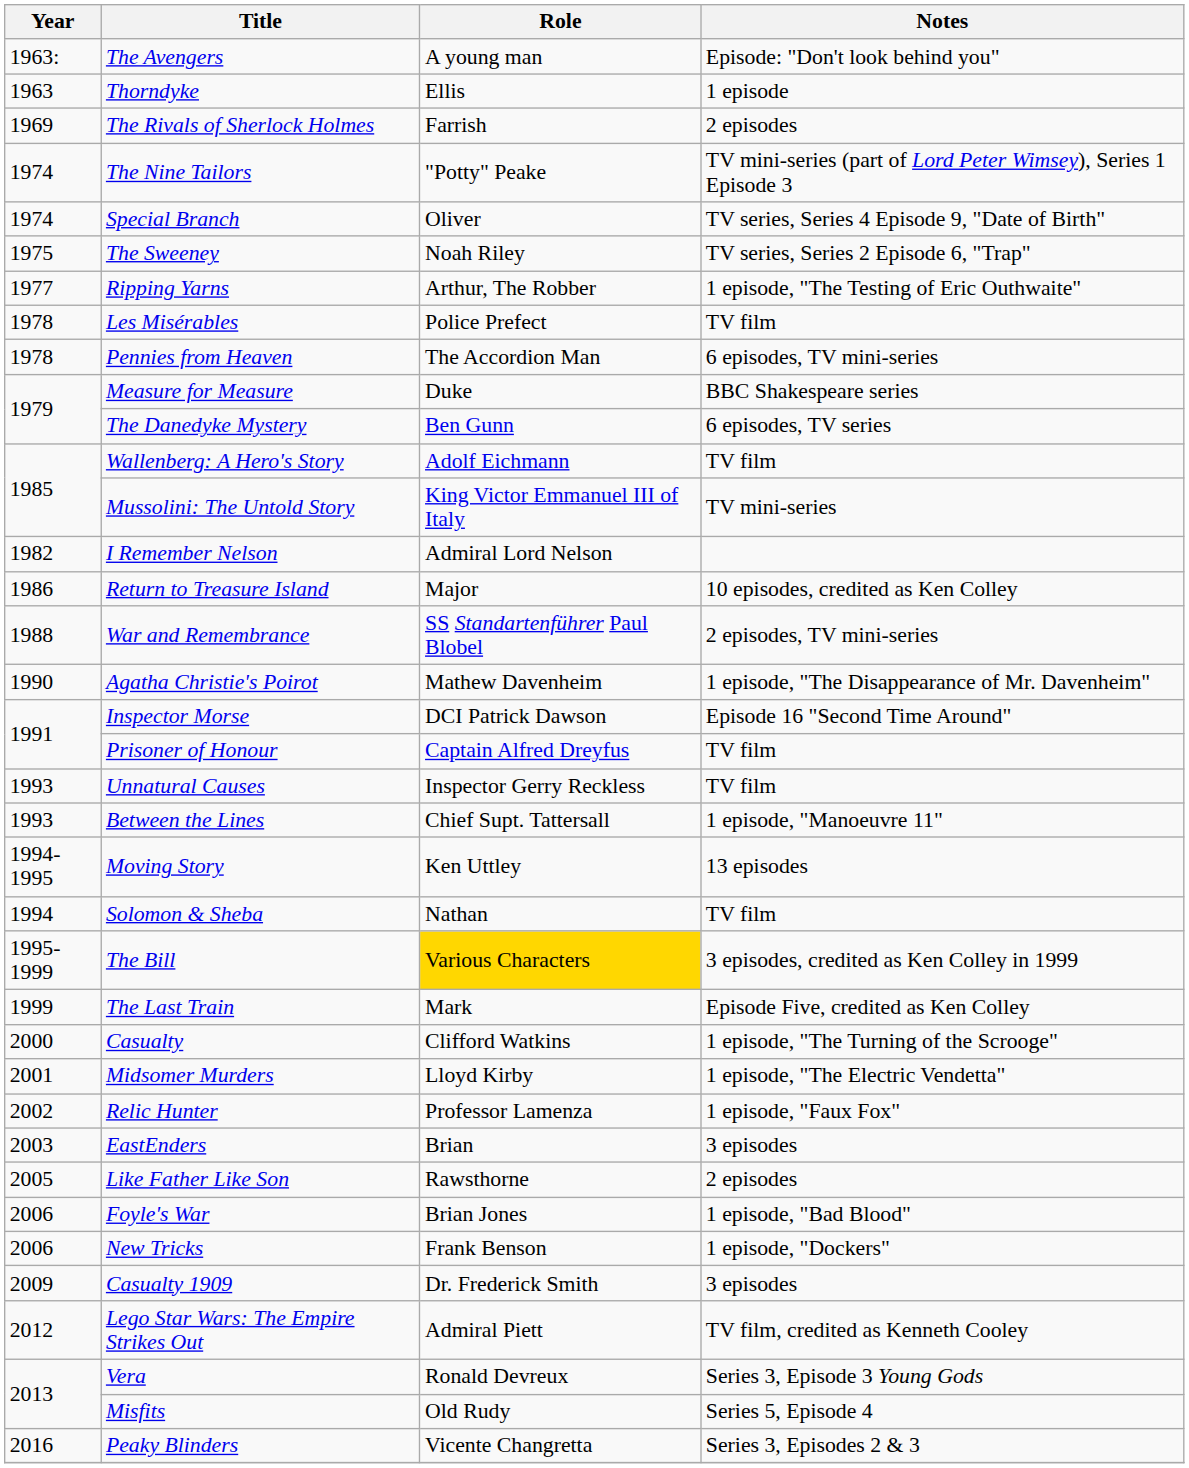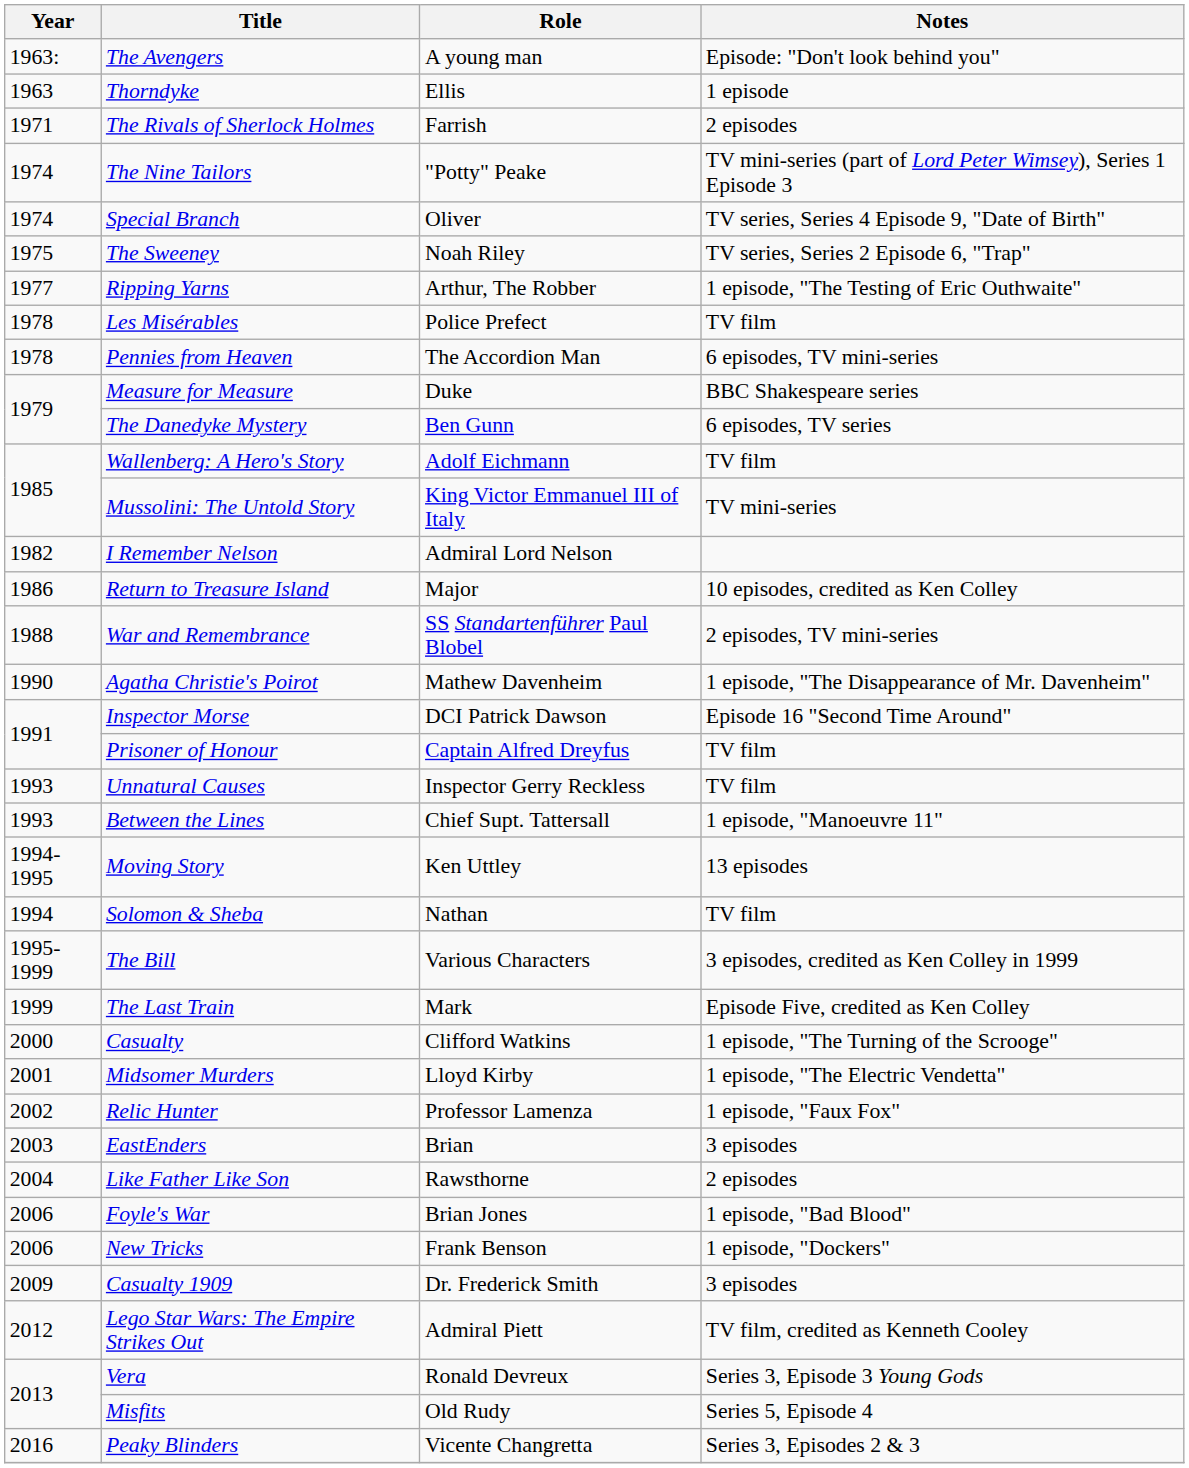(31, 125) 1969 -> (31, 125) 1971
(508, 960) gold background -> (508, 960) no background
(31, 1179) 2005 -> (31, 1179) 2004
